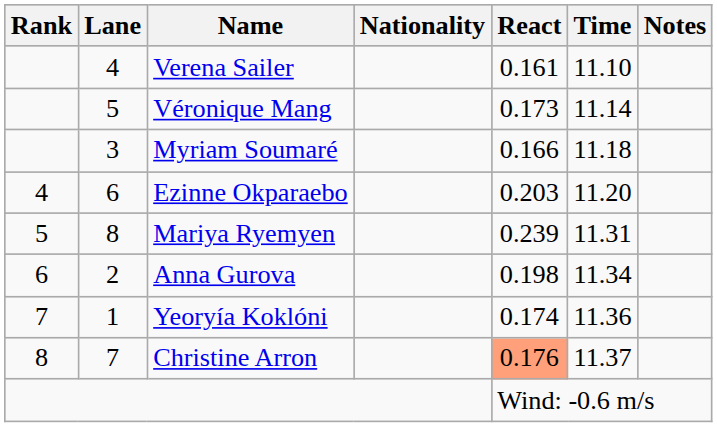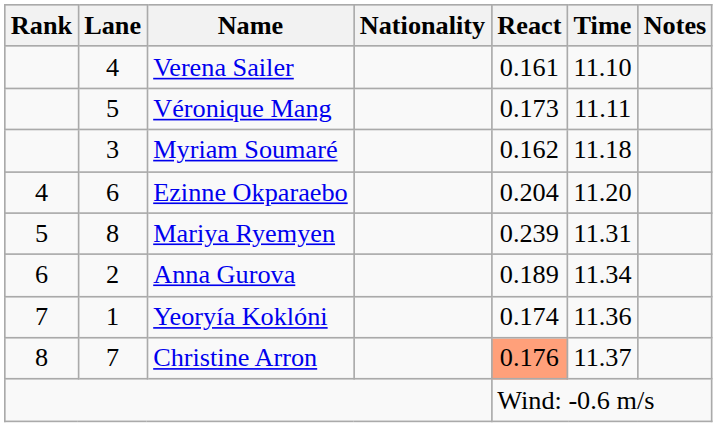(603, 108) 11.14 -> (603, 108) 11.11
(529, 150) 0.166 -> (529, 150) 0.162
(529, 191) 0.203 -> (529, 191) 0.204
(529, 274) 0.198 -> (529, 274) 0.189
